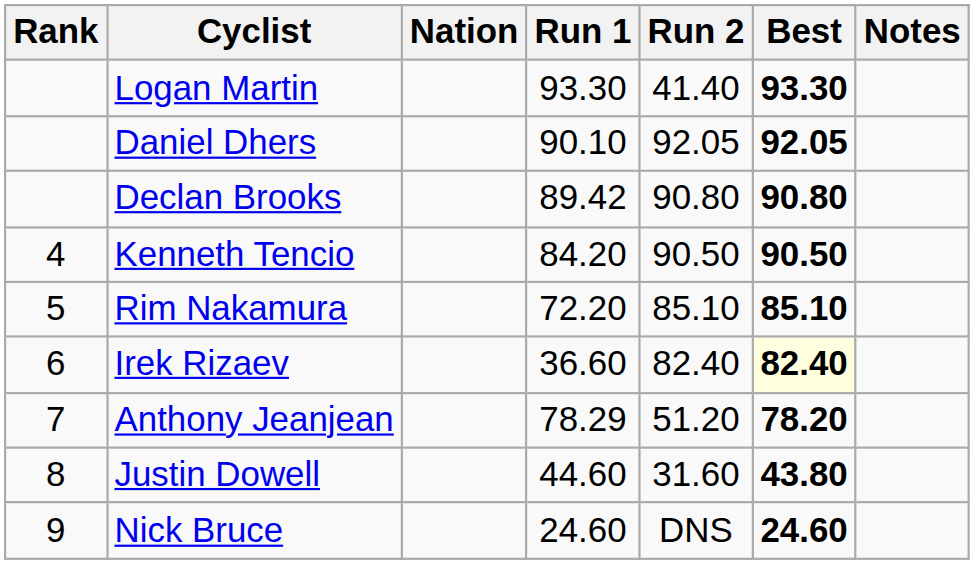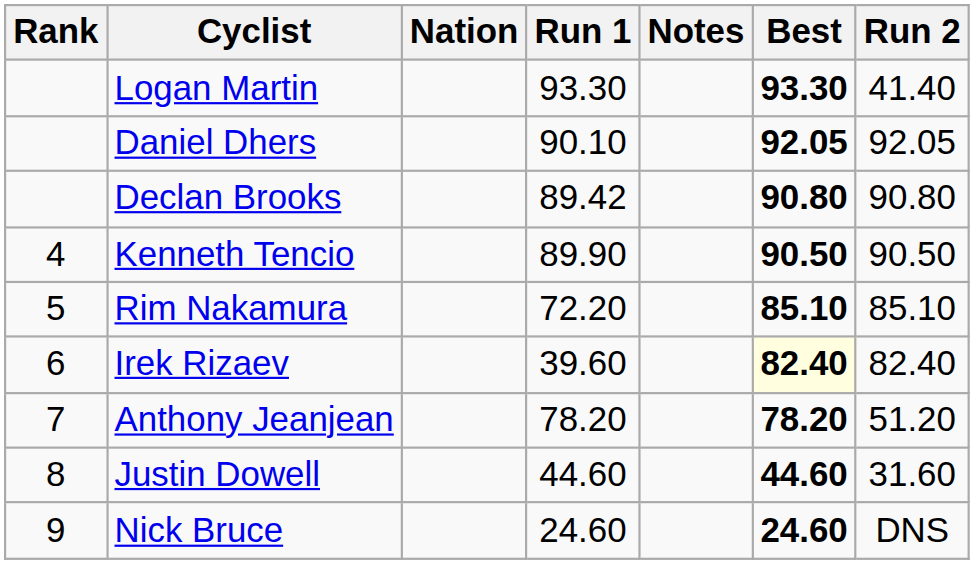columns swapped: (696, 32) <-> (912, 32)
(583, 253) 84.20 -> (583, 253) 89.90
(583, 364) 36.60 -> (583, 364) 39.60
(583, 419) 78.29 -> (583, 419) 78.20
(804, 474) 43.80 -> (804, 474) 44.60
